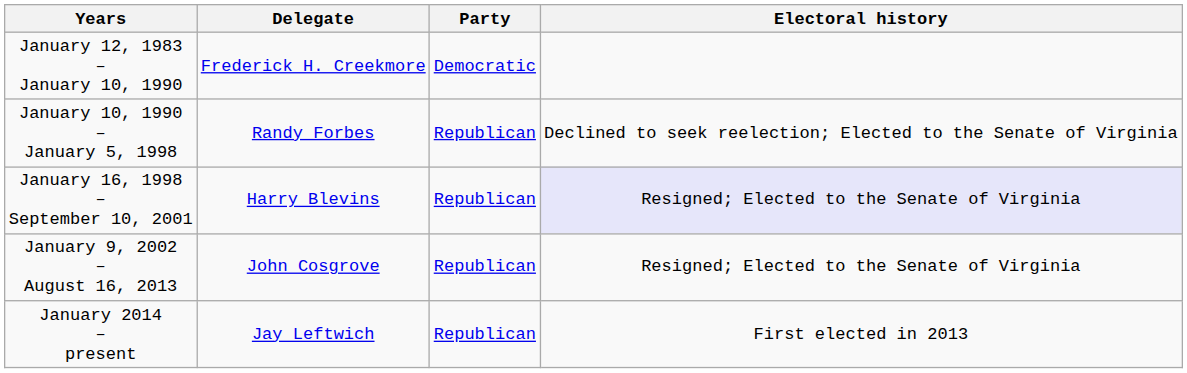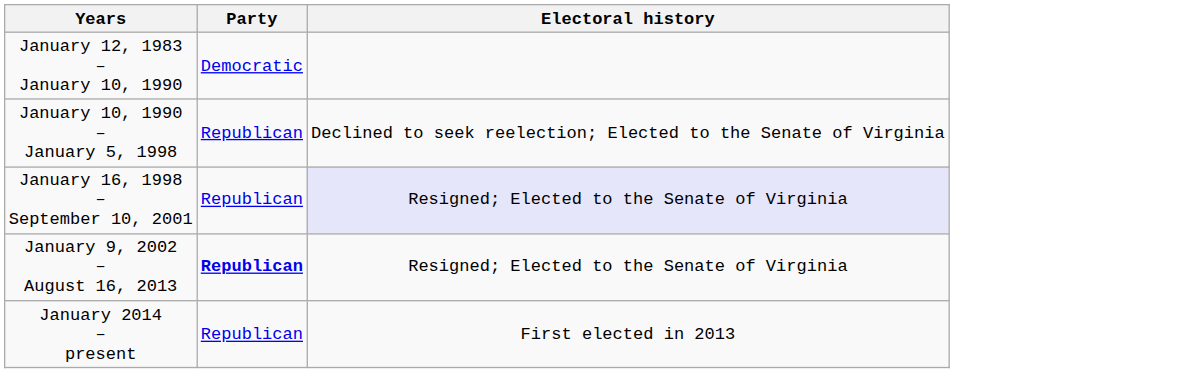- column: (313, 19)
(485, 267) normal -> (252, 267) bold
